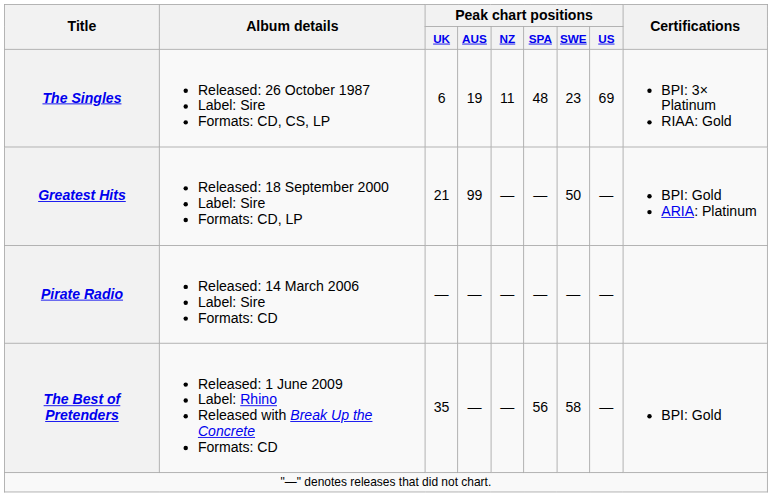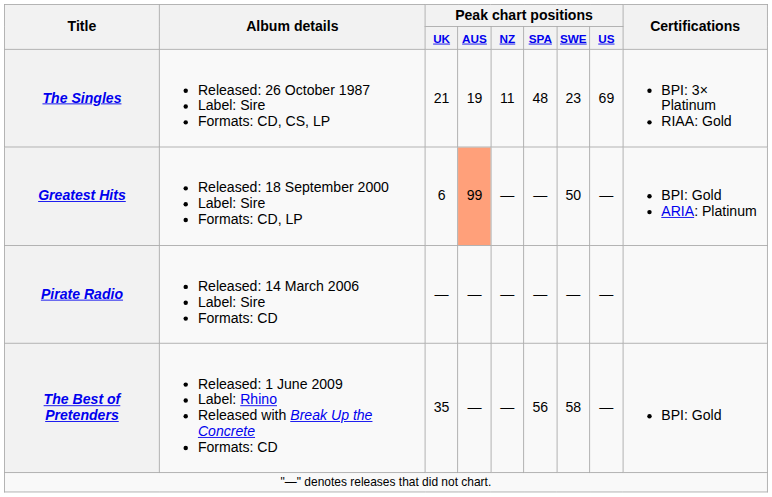(442, 98) 6 -> (442, 98) 21
(442, 196) 21 -> (442, 196) 6
(475, 196) no background -> (475, 196) lightsalmon background
